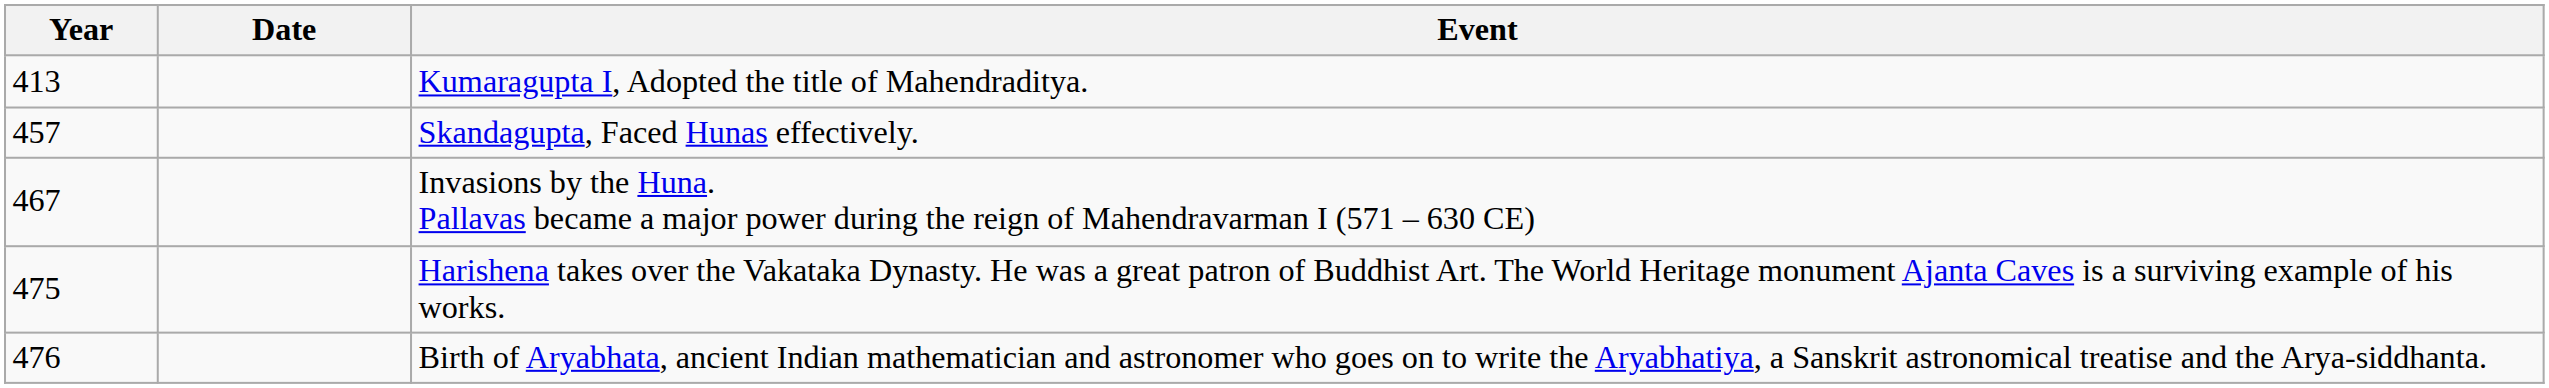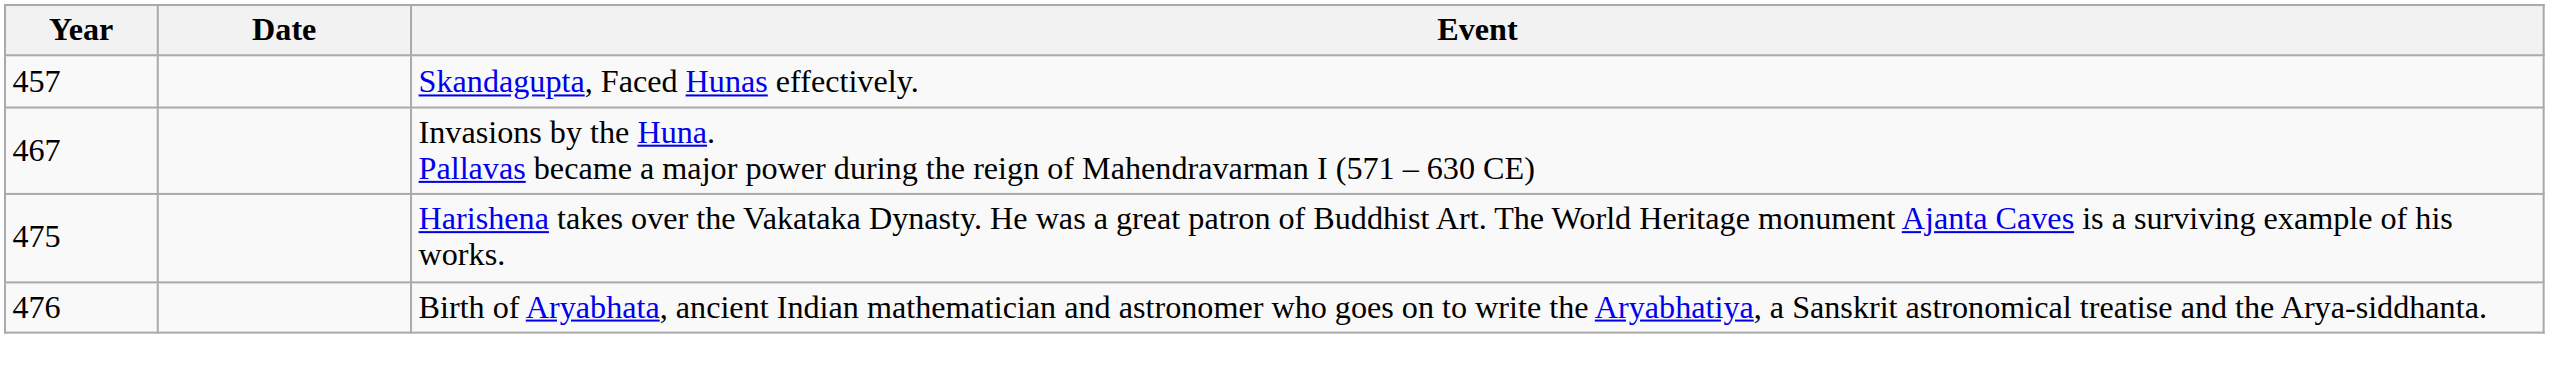- row: (753, 81)
